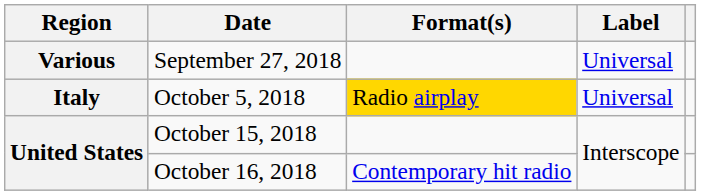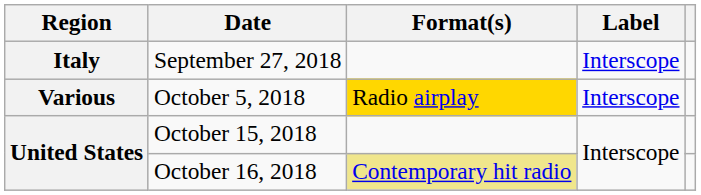(77, 60) Various -> (77, 60) Italy
(628, 60) Universal -> (631, 60) Interscope
(77, 97) Italy -> (77, 97) Various
(628, 97) Universal -> (631, 97) Interscope
(462, 171) no background -> (462, 171) khaki background
